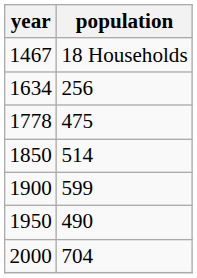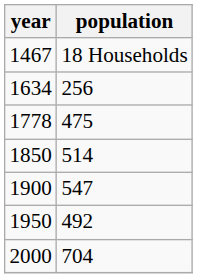(77, 188) 599 -> (77, 188) 547
(77, 222) 490 -> (77, 222) 492
